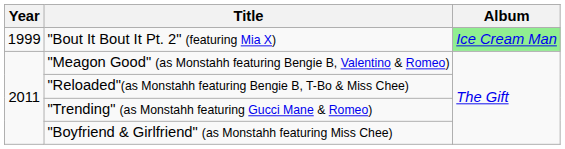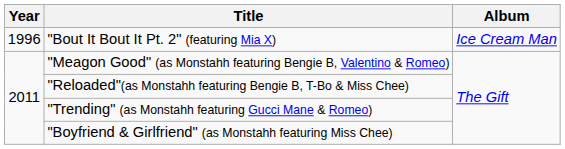(24, 39) 1999 -> (24, 39) 1996
(507, 39) lightgreen background -> (507, 39) no background
